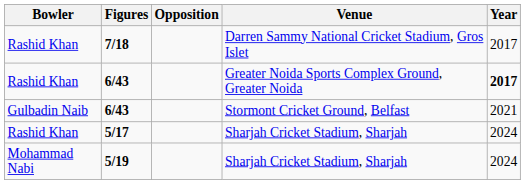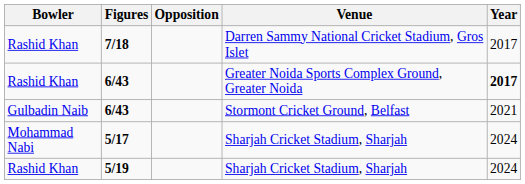(43, 132) Rashid Khan -> (40, 139) Mohammad Nabi
(40, 161) Mohammad Nabi -> (43, 169) Rashid Khan
